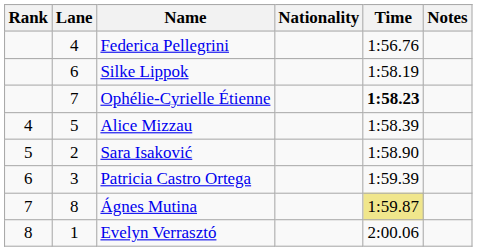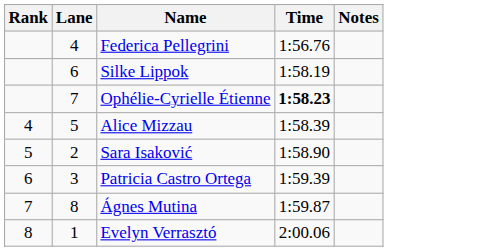- column: (319, 17)
(393, 206) khaki background -> (304, 206) no background
